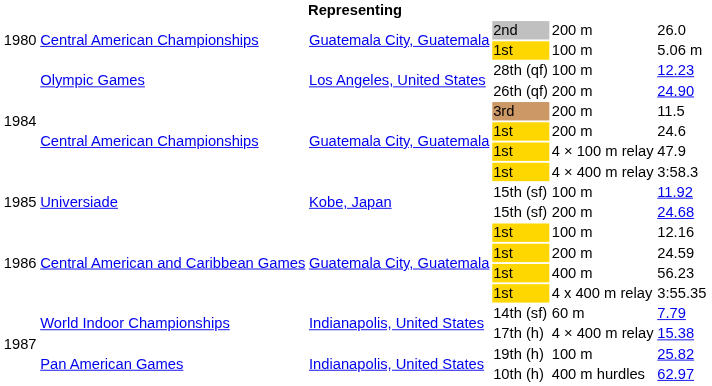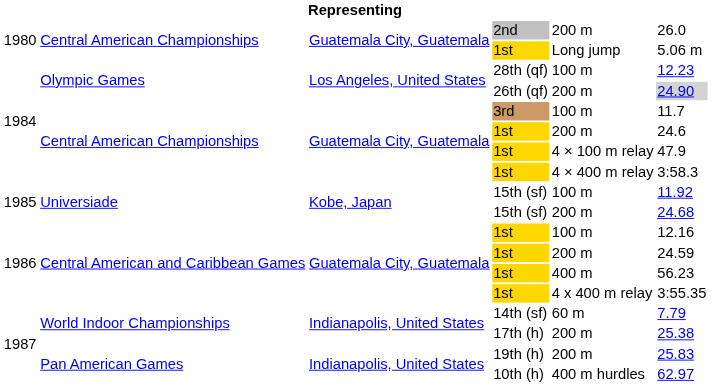(572, 50) 100 m -> (586, 50) Long jump
(676, 91) no background -> (676, 91) lightgrey background
(572, 111) 200 m -> (572, 111) 100 m
(671, 111) 11.5 -> (671, 111) 11.7
(603, 333) 4 × 400 m relay -> (572, 333) 200 m
(676, 333) 15.38 -> (676, 333) 25.38
(572, 354) 100 m -> (572, 354) 200 m
(676, 354) 25.82 -> (676, 354) 25.83
